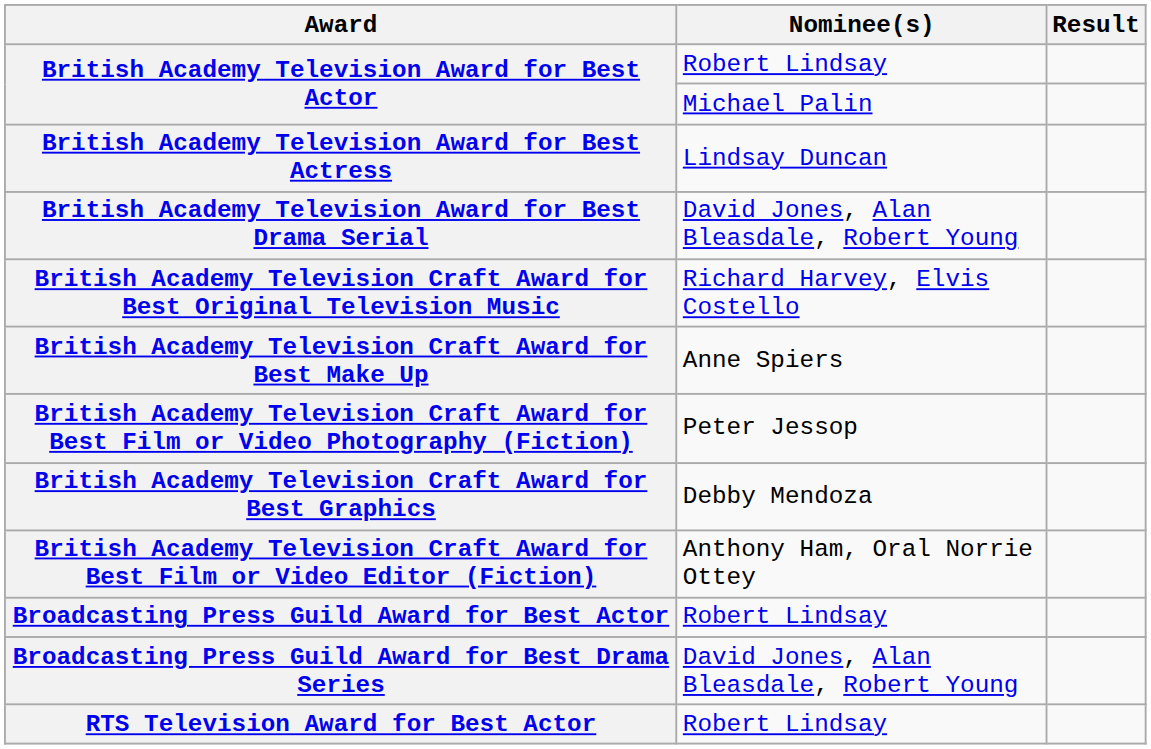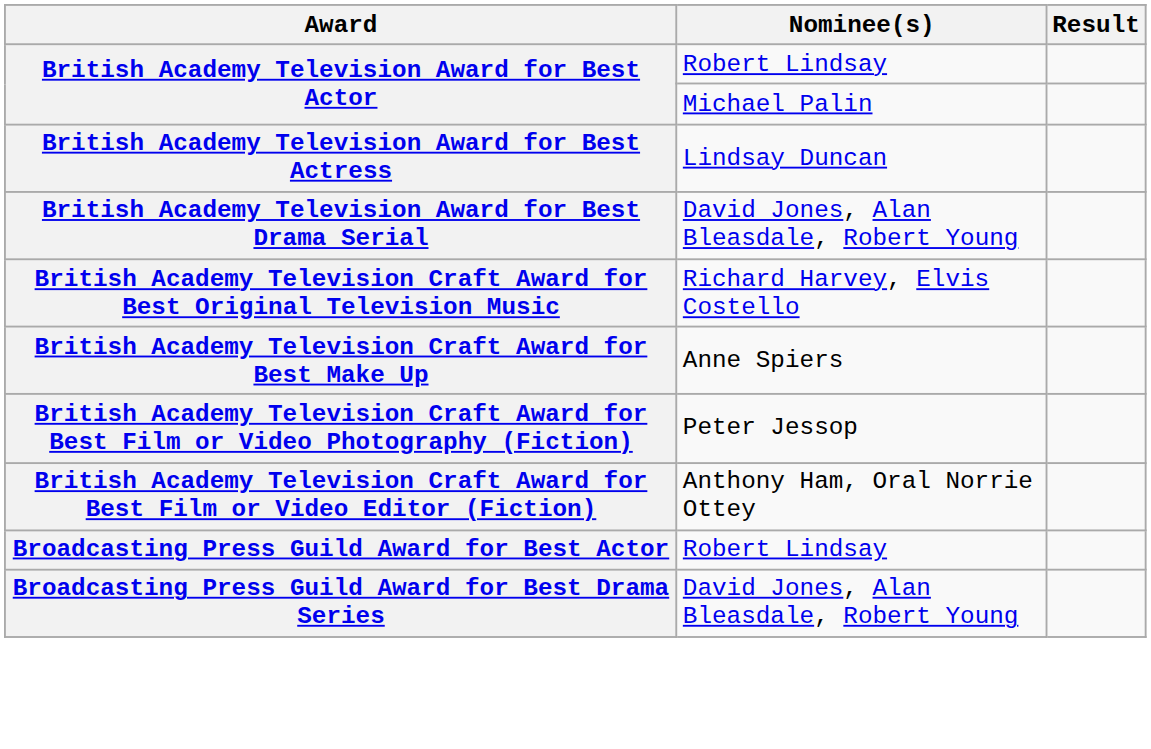- row: (341, 496)
- row: (341, 725)
